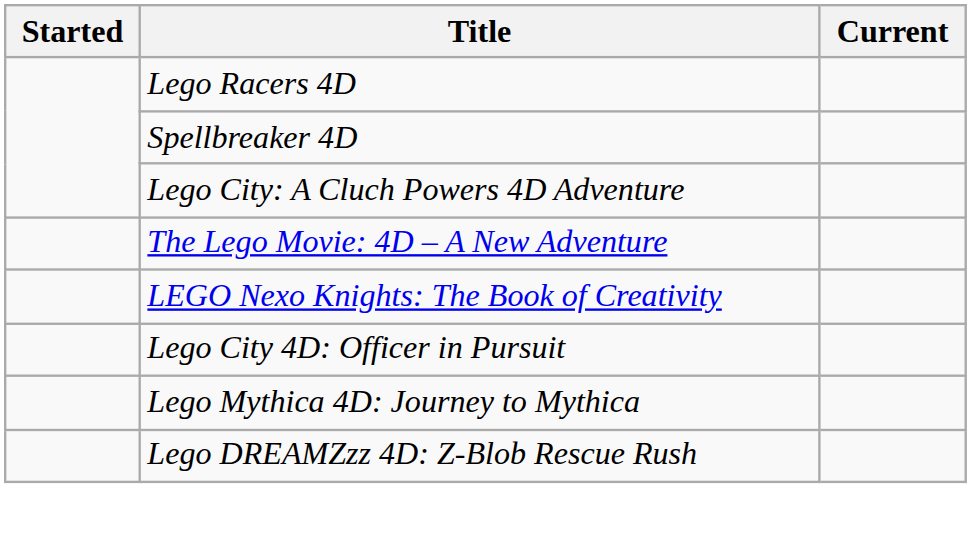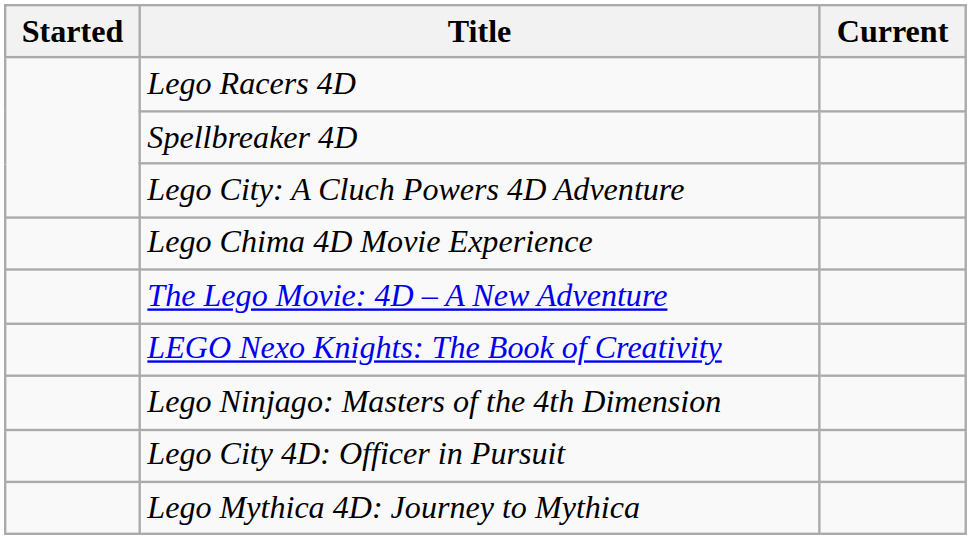+ row: (370, 242)
+ row: (434, 401)
- row: (422, 454)
